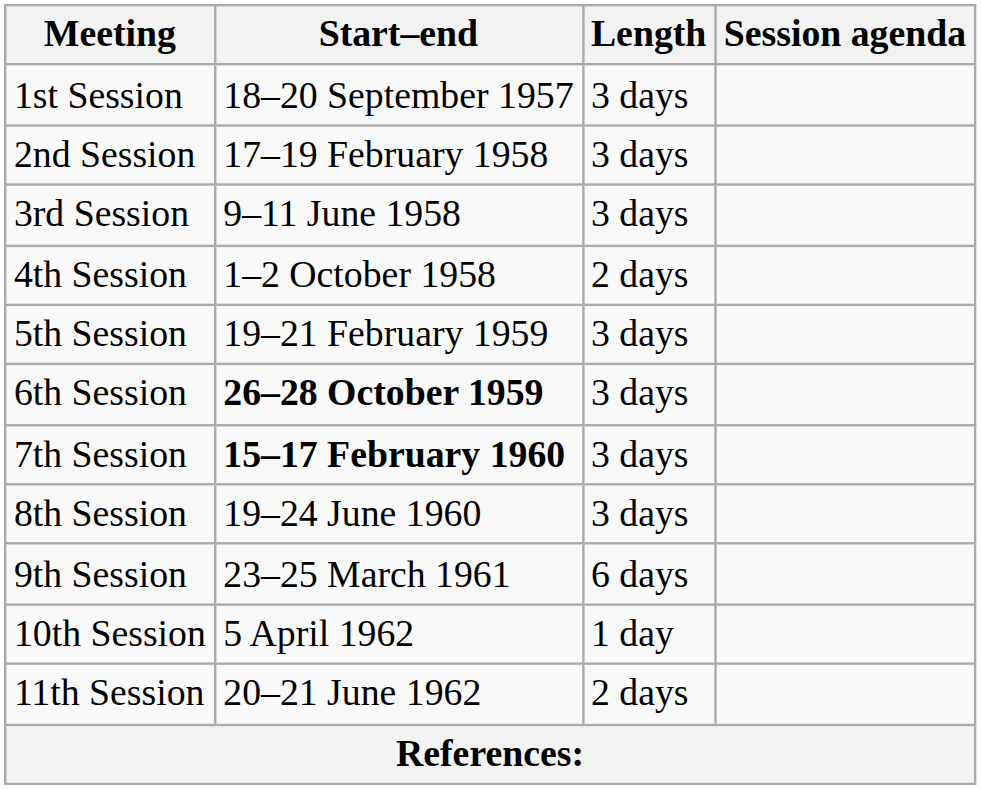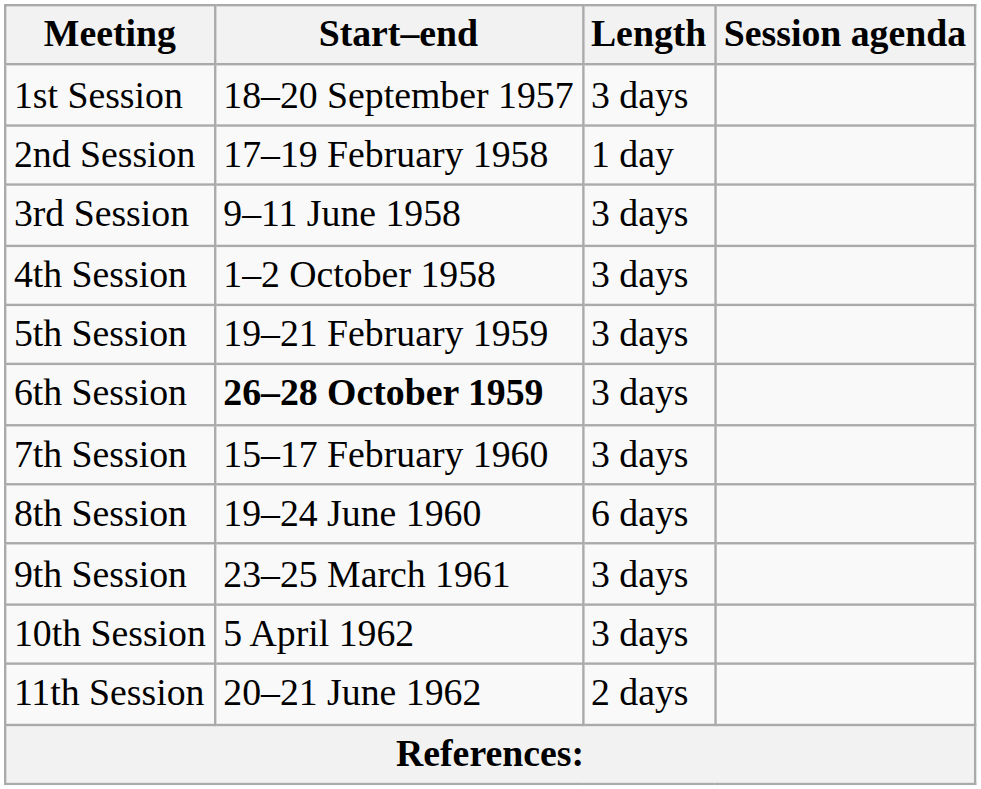(640, 154) 3 days -> (632, 154) 1 day
(640, 273) 2 days -> (640, 273) 3 days
(394, 453) bold -> (386, 453) normal
(640, 513) 3 days -> (640, 513) 6 days
(640, 573) 6 days -> (640, 573) 3 days
(632, 633) 1 day -> (640, 633) 3 days
